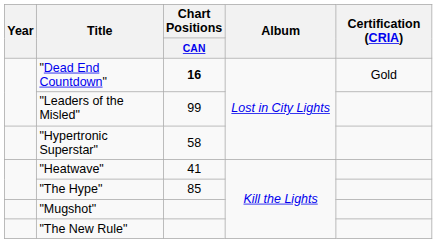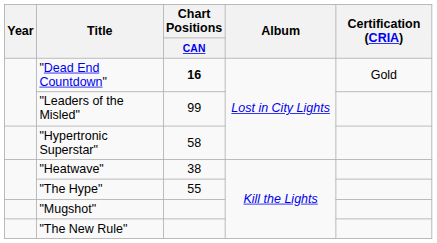(194, 169) 41 -> (194, 169) 38
(194, 189) 85 -> (194, 189) 55
